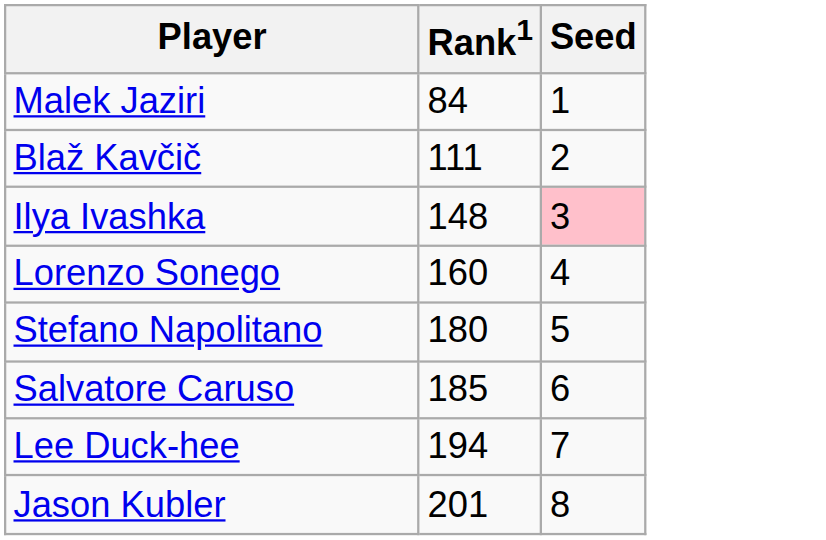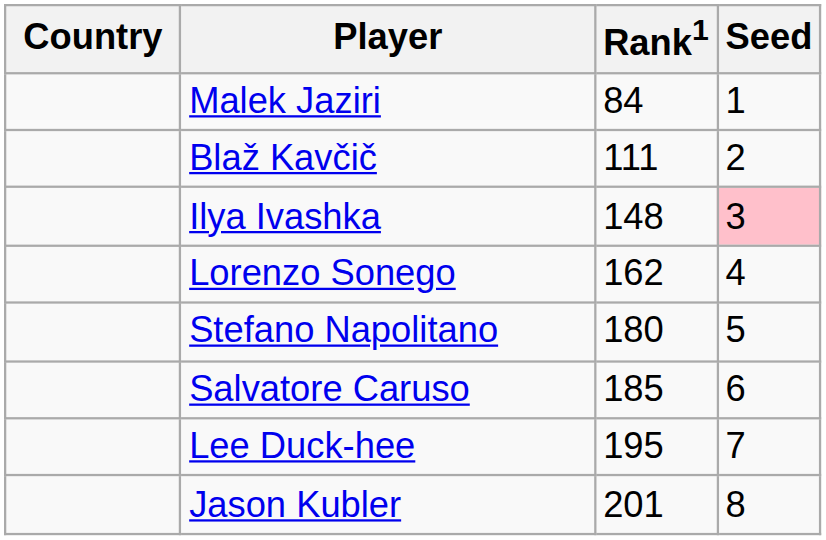+ column: (93, 38)
(458, 273) 160 -> (633, 273) 162
(458, 446) 194 -> (633, 446) 195
